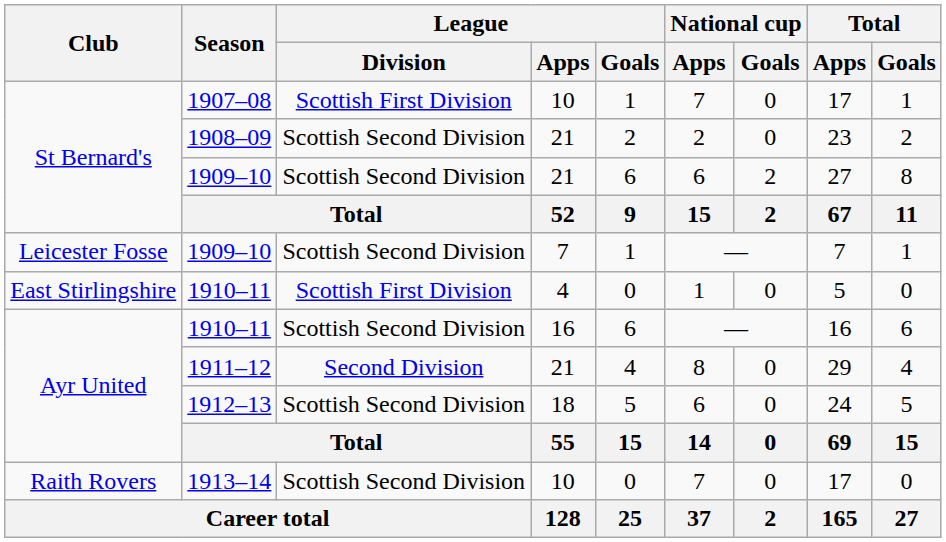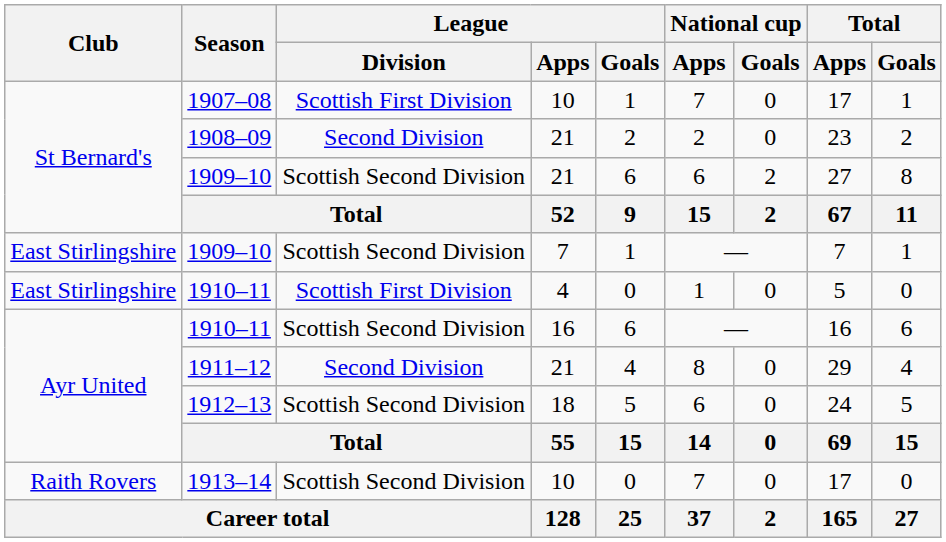(404, 137) Scottish Second Division -> (404, 137) Second Division
(93, 251) Leicester Fosse -> (93, 251) East Stirlingshire
